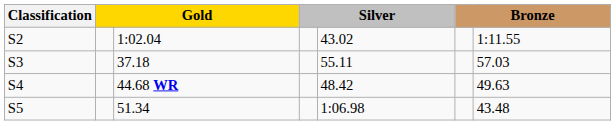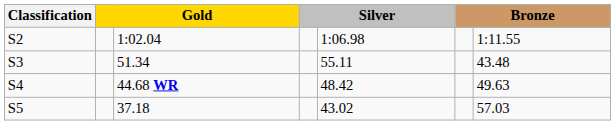(337, 39) 43.02 -> (342, 39) 1:06.98
(133, 62) 37.18 -> (133, 62) 51.34
(493, 62) 57.03 -> (493, 62) 43.48
(133, 108) 51.34 -> (133, 108) 37.18
(342, 108) 1:06.98 -> (337, 108) 43.02
(493, 108) 43.48 -> (493, 108) 57.03
